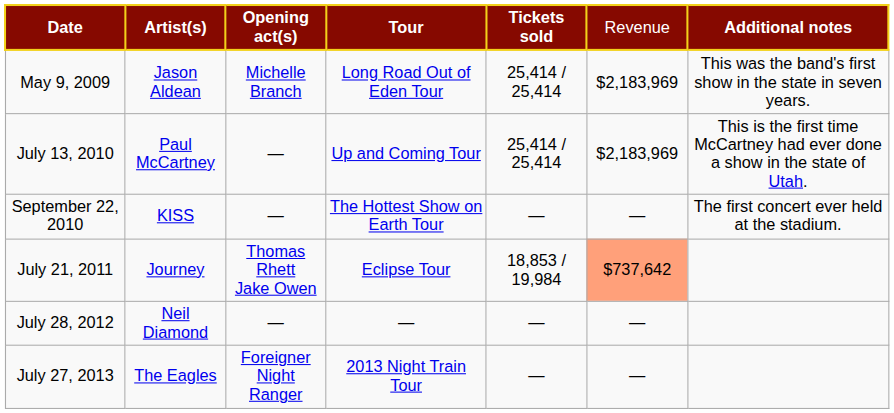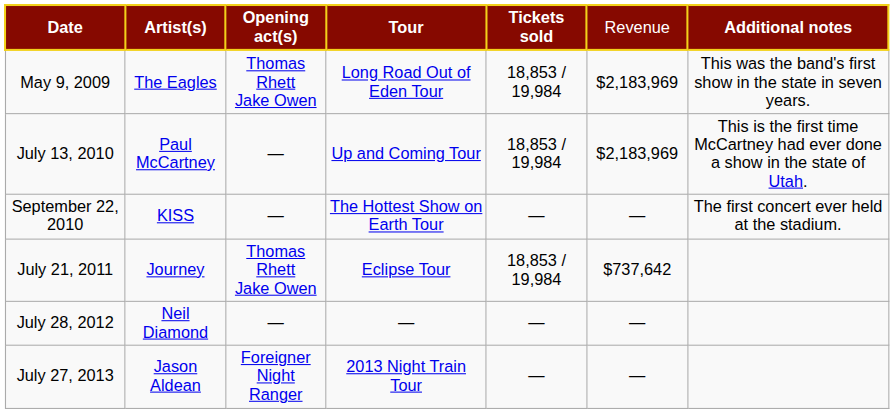(175, 82) Jason Aldean -> (175, 82) The Eagles
(276, 82) Michelle Branch -> (276, 82) Thomas Rhett Jake Owen
(536, 82) 25,414 / 25,414 -> (536, 82) 18,853 / 19,984
(536, 153) 25,414 / 25,414 -> (536, 153) 18,853 / 19,984
(637, 269) lightsalmon background -> (637, 269) no background
(175, 376) The Eagles -> (175, 376) Jason Aldean
